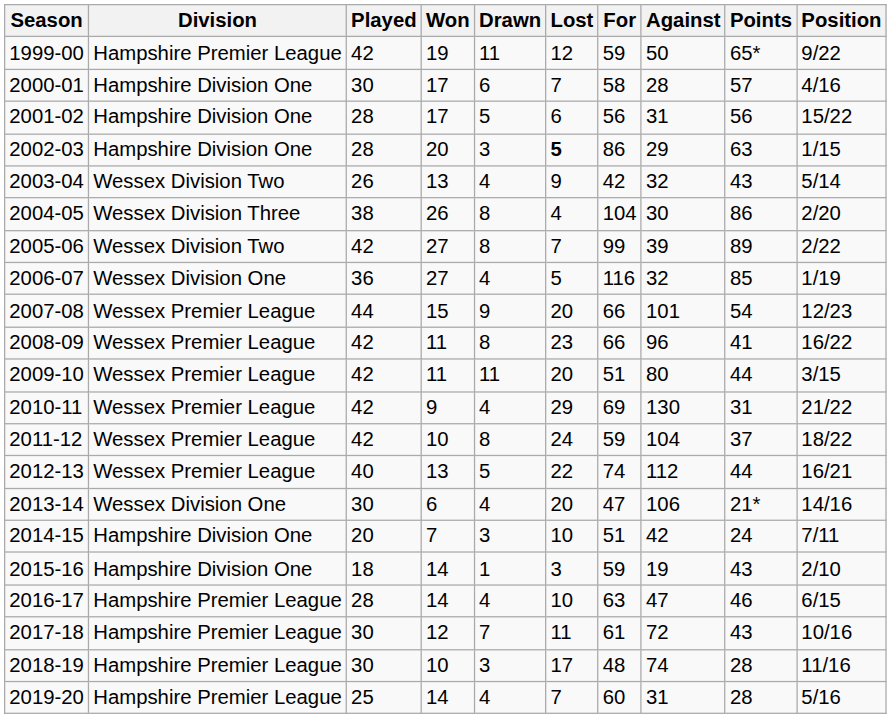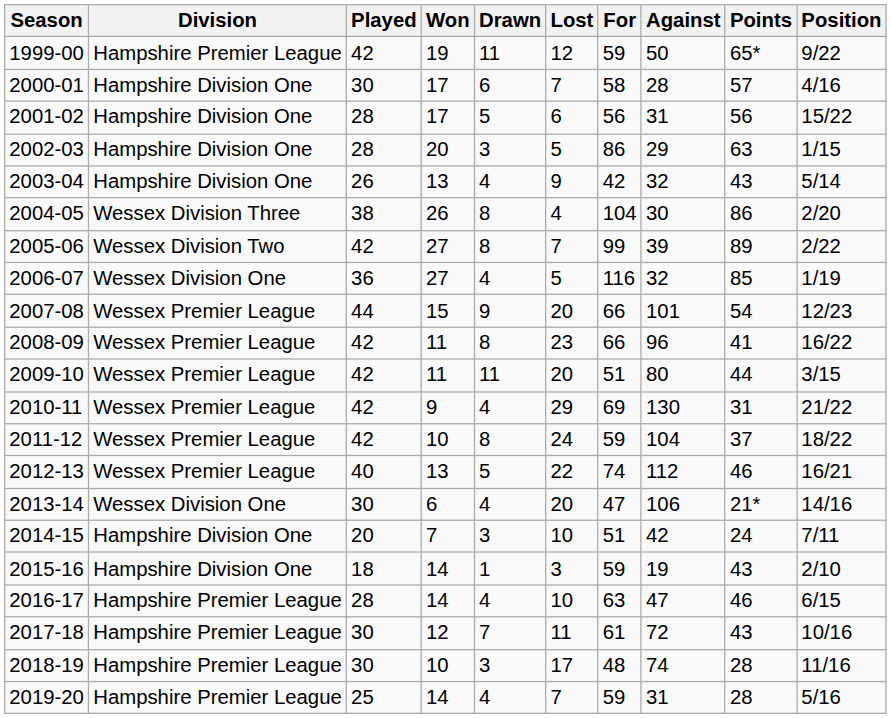(556, 149) bold -> (556, 149) normal
(189, 181) Wessex Division Two -> (203, 181) Hampshire Division One
(741, 471) 44 -> (741, 471) 46
(614, 697) 60 -> (614, 697) 59
